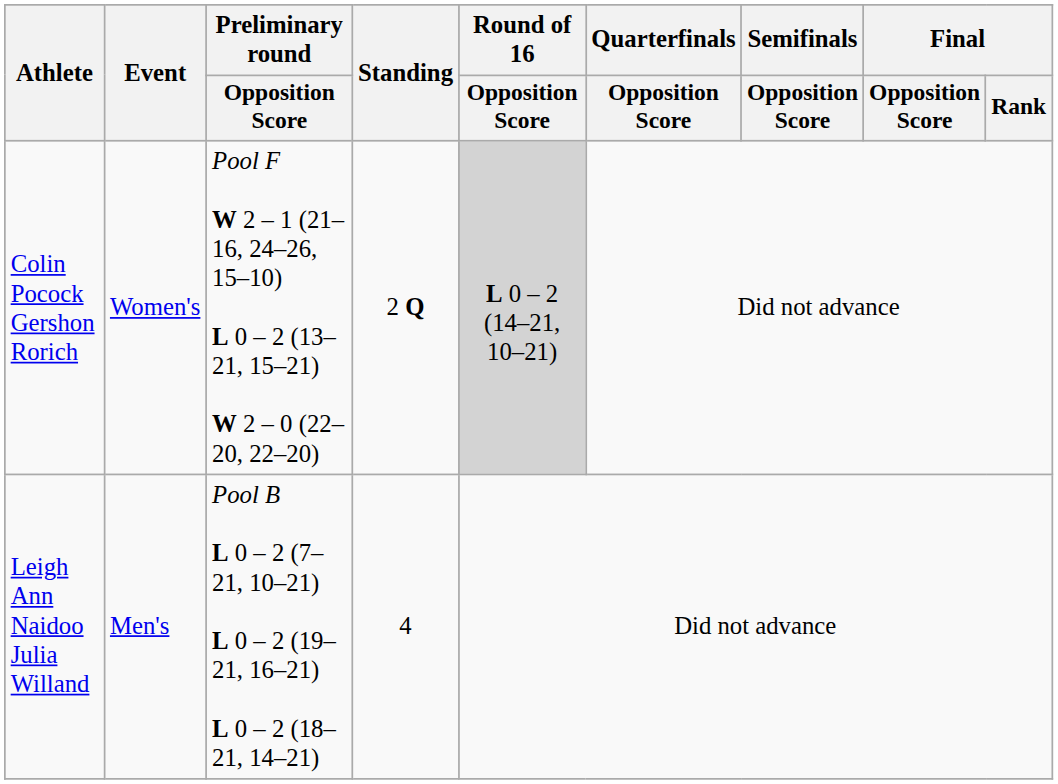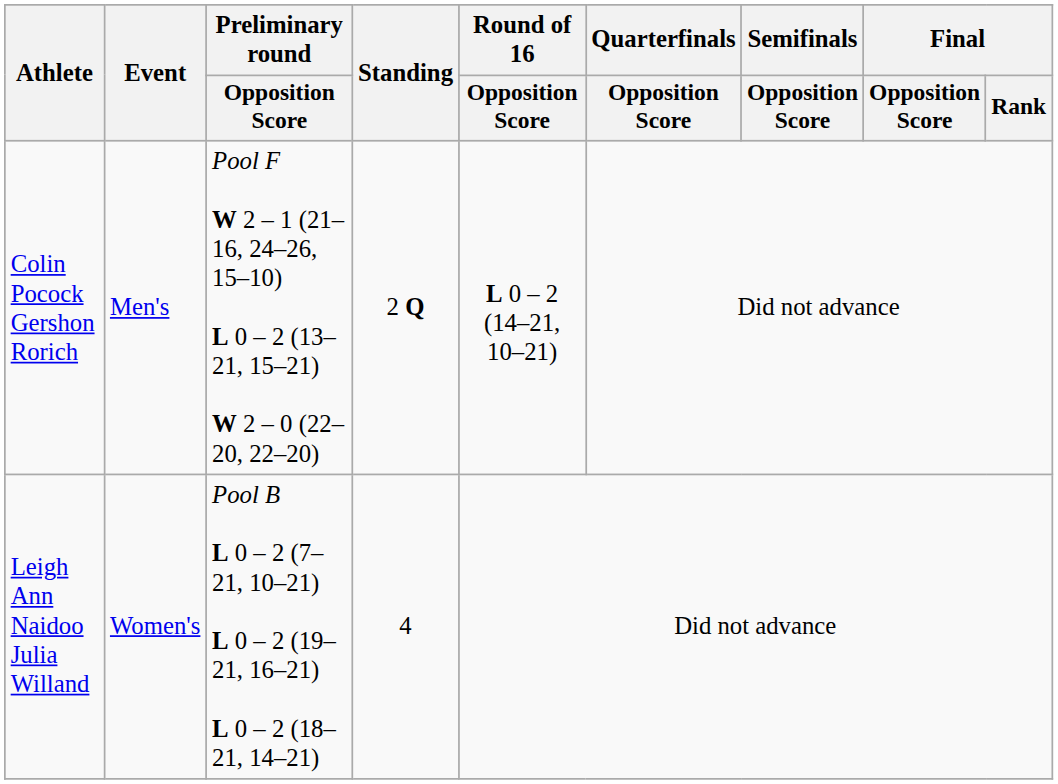(155, 307) Women's -> (140, 307) Men's
(522, 322) lightgrey background -> (522, 322) no background
(140, 626) Men's -> (155, 626) Women's
